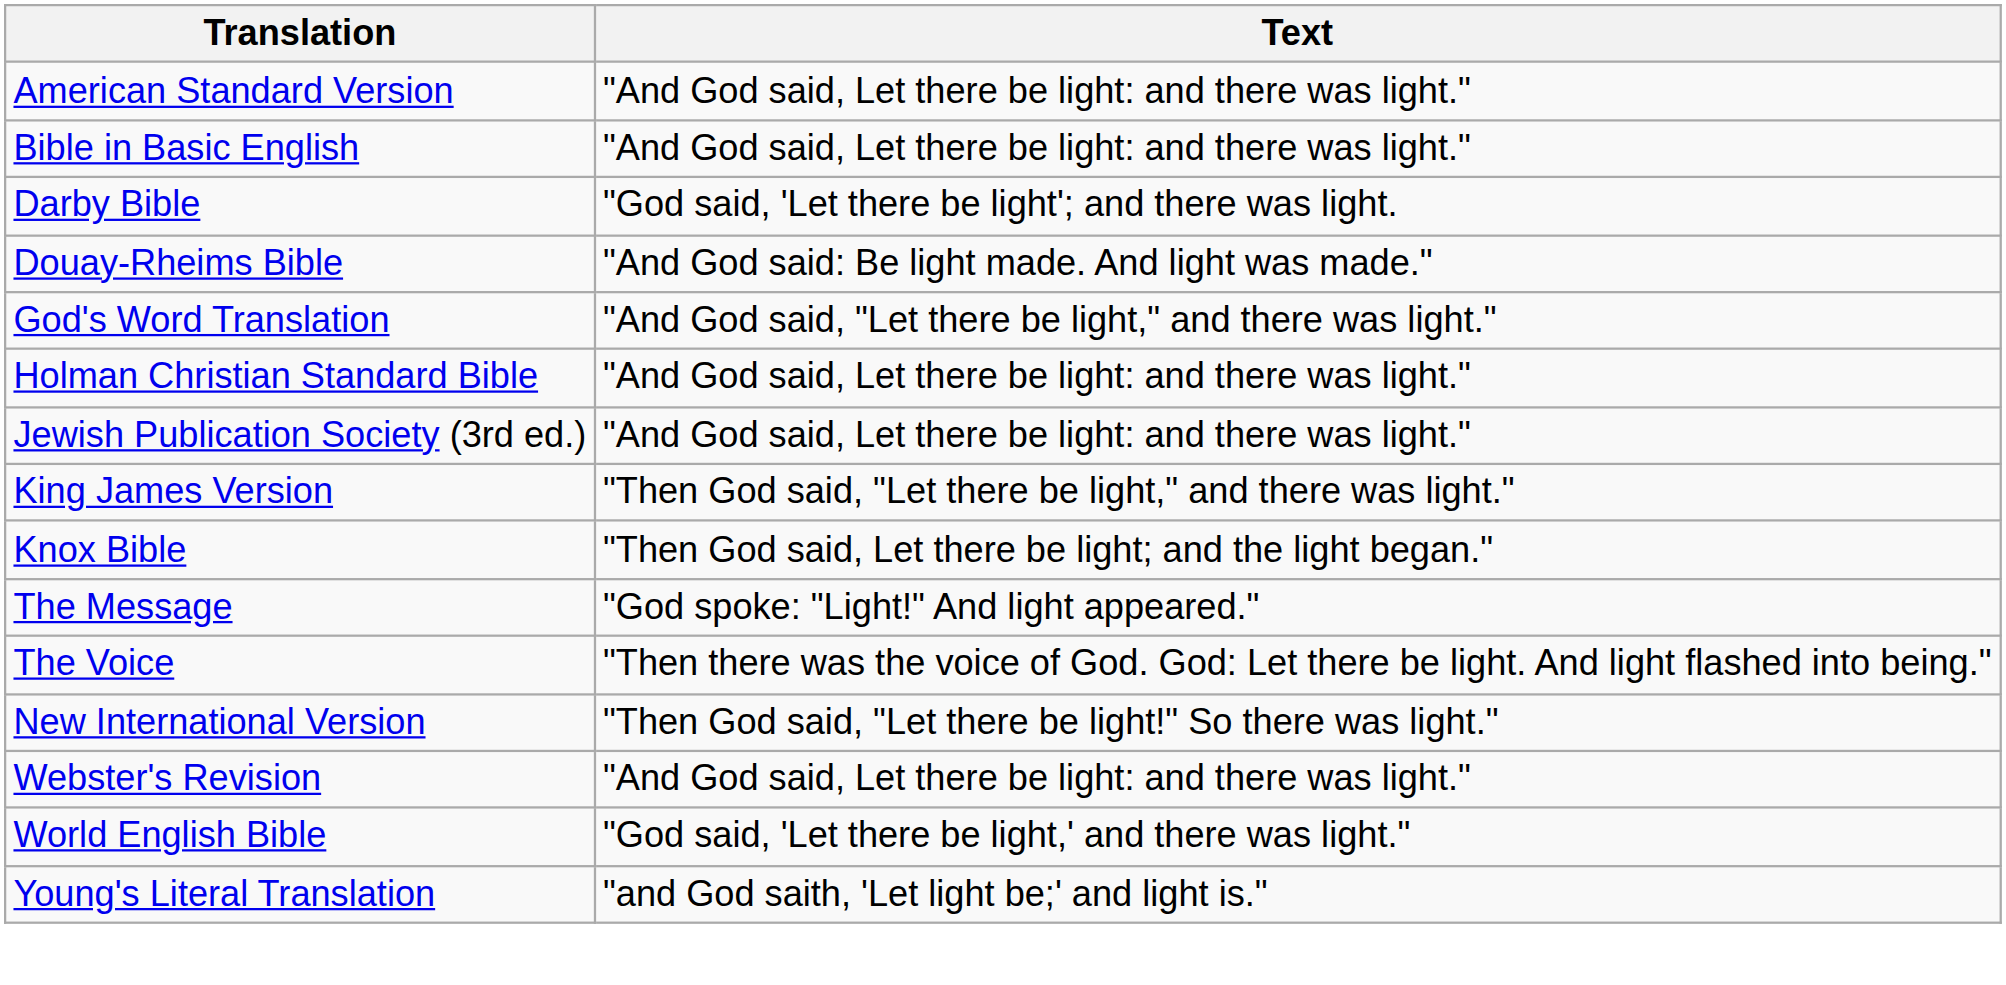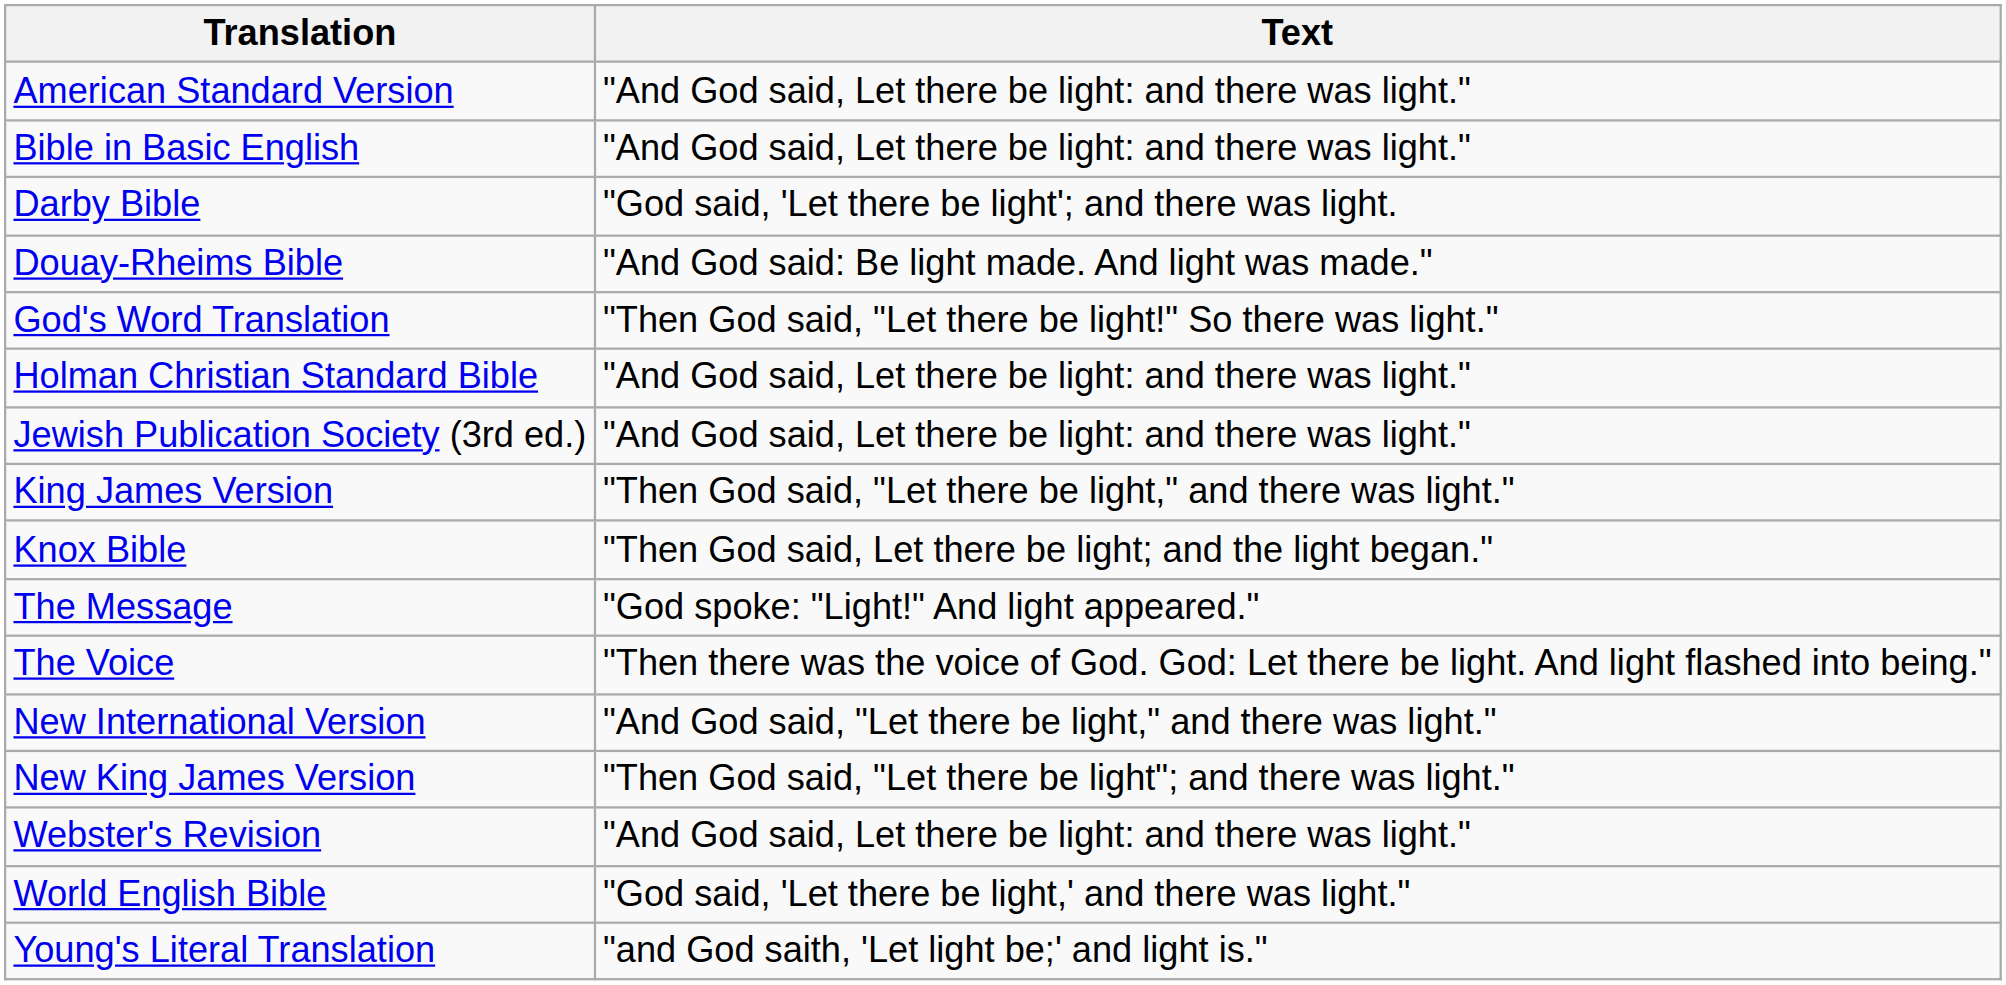(1050, 319) "And God said, "Let there be light," and there was light." -> (1051, 319) "Then God said, "Let there be light!" So there was light."
(1051, 721) "Then God said, "Let there be light!" So there was light." -> (1050, 721) "And God said, "Let there be light," and there was light."
+ row: (214, 778)
